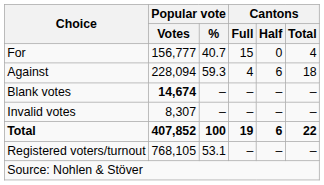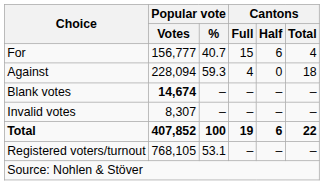(279, 53) 0 -> (279, 53) 6
(279, 72) 6 -> (279, 72) 0
